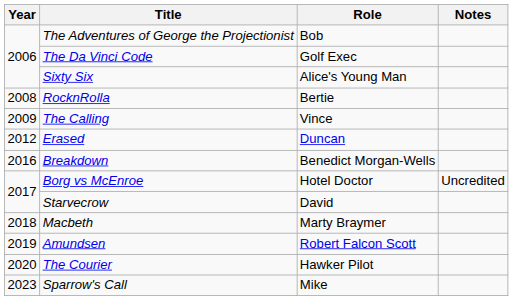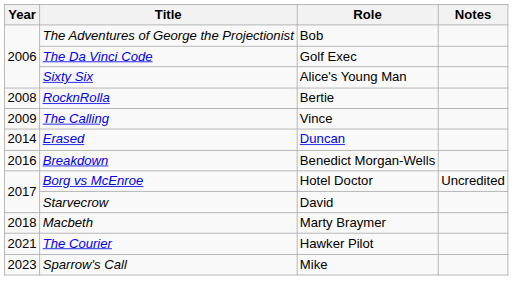(22, 139) 2012 -> (22, 139) 2014
- row: (74, 243)
(22, 264) 2020 -> (22, 243) 2021
